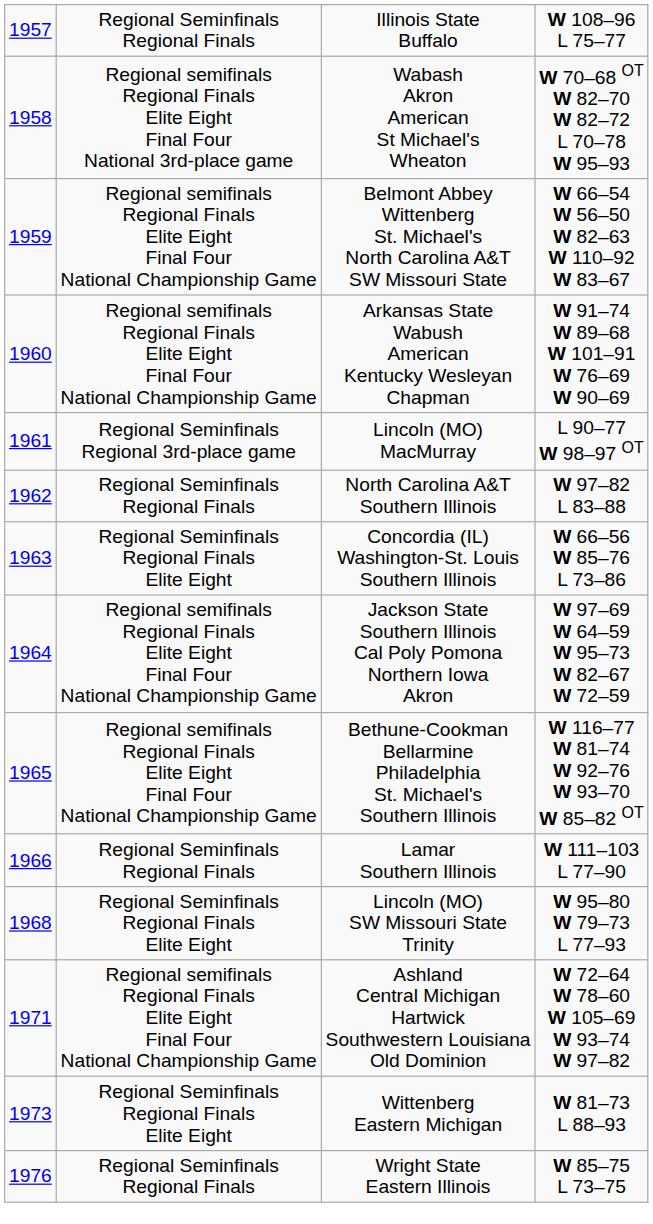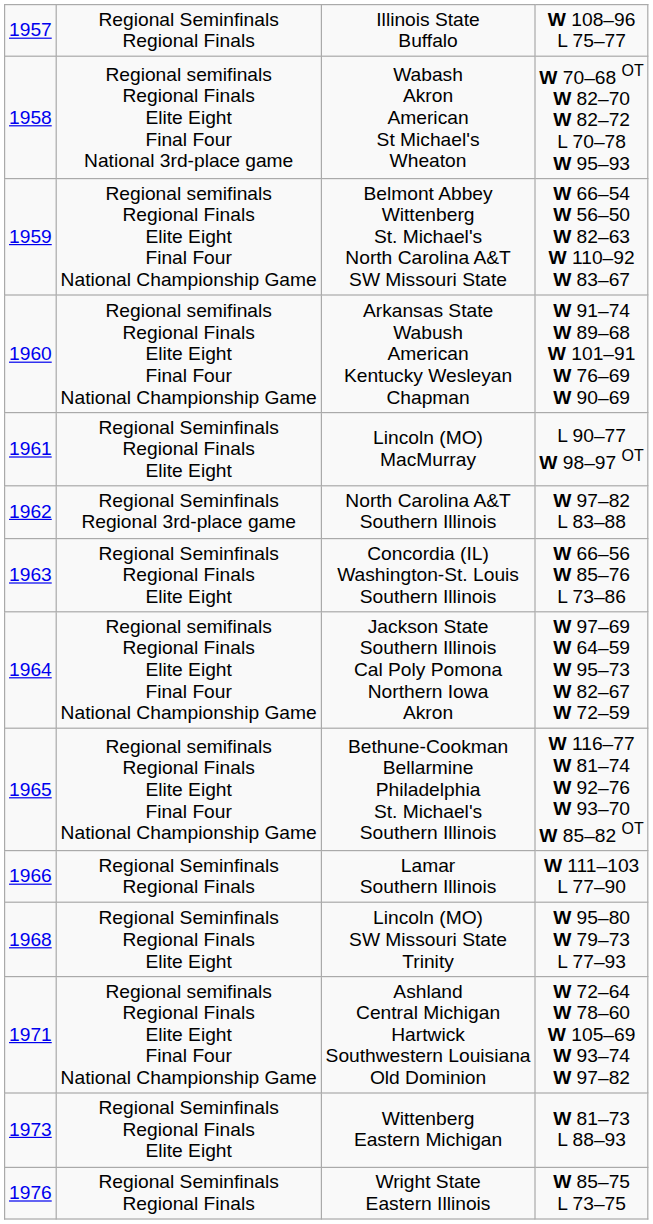(189, 440) Regional Seminfinals Regional 3rd-place game -> (189, 449) Regional Seminfinals Regional Finals Elite Eight
(189, 495) Regional Seminfinals Regional Finals -> (189, 511) Regional Seminfinals Regional 3rd-place game
